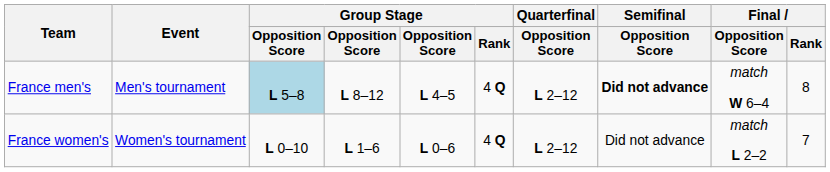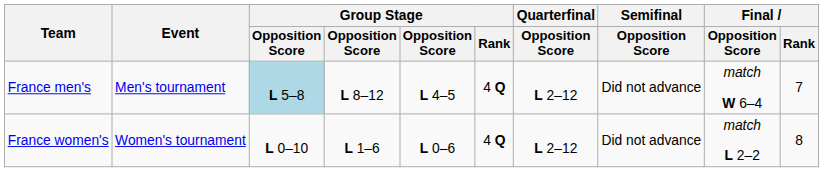(655, 88) bold -> (651, 88) normal
(806, 88) 8 -> (799, 88) 7
(806, 141) 7 -> (799, 141) 8
